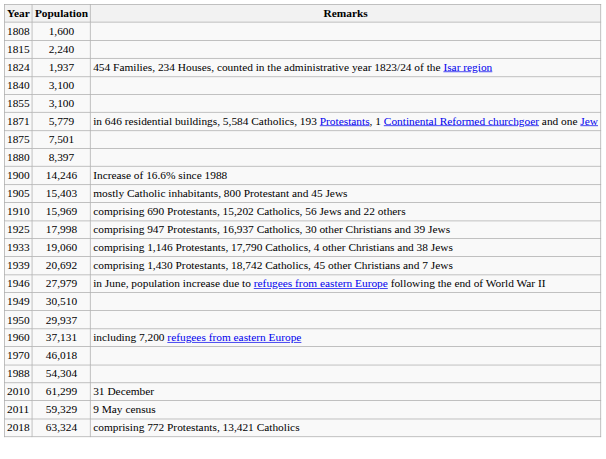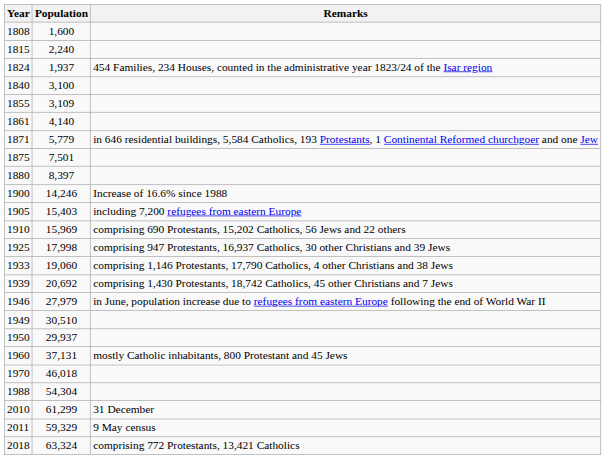(61, 103) 3,100 -> (61, 103) 3,109
+ row: (18, 121)
(220, 193) mostly Catholic inhabitants, 800 Protestant and 45 Jews -> (197, 211) including 7,200 refugees from eastern Europe
(197, 337) including 7,200 refugees from eastern Europe -> (220, 355) mostly Catholic inhabitants, 800 Protestant and 45 Jews
